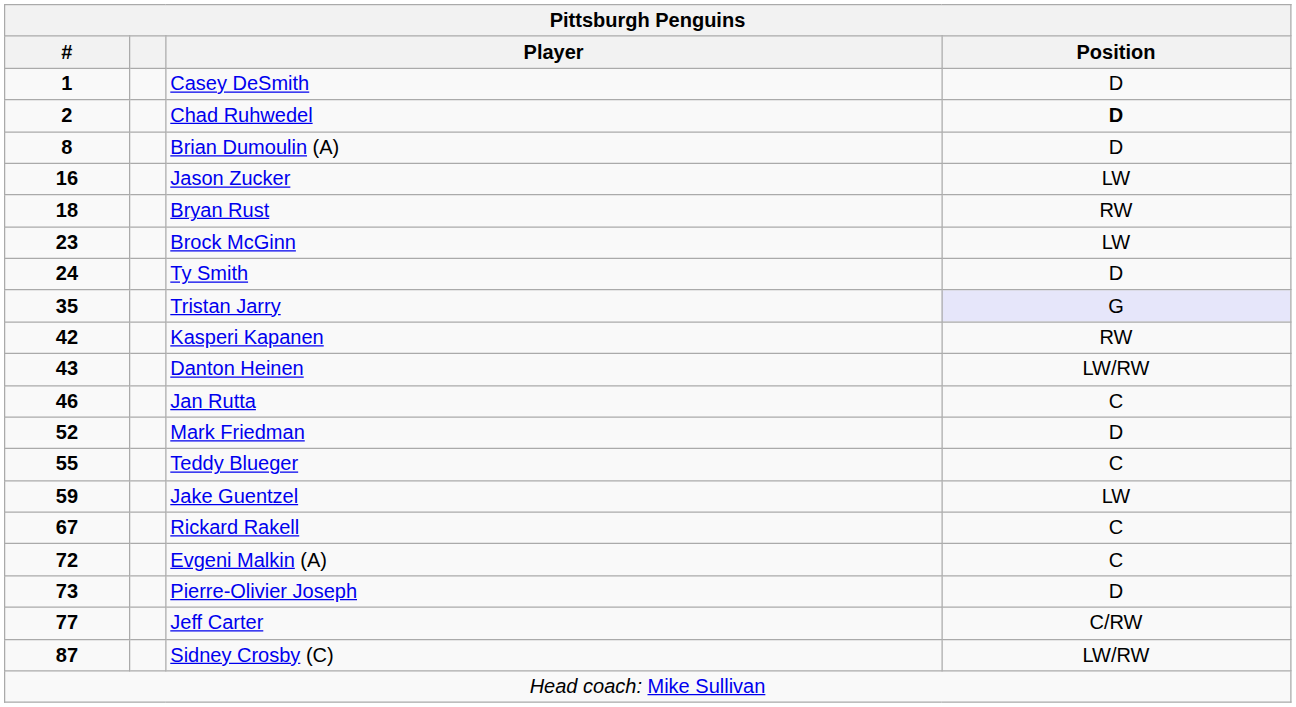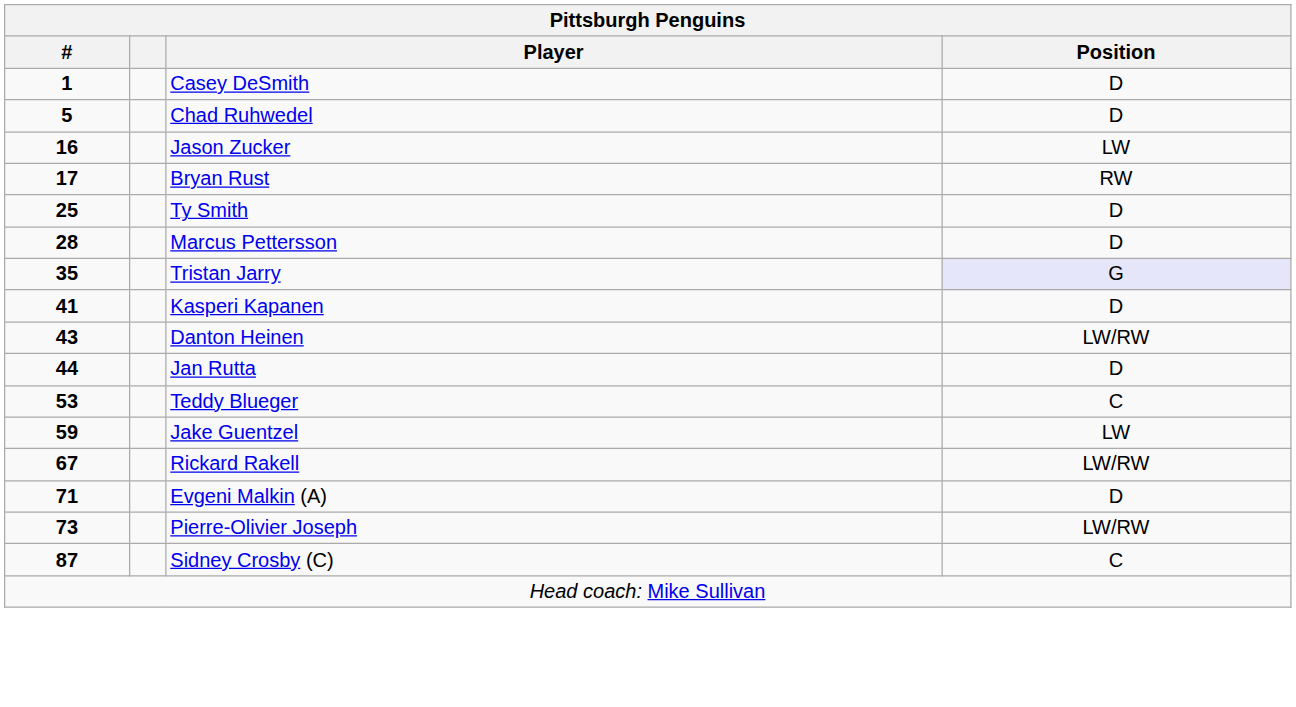(67, 115) 2 -> (67, 115) 5
(1116, 115) bold -> (1116, 115) normal
- row: (255, 147)
(67, 210) 18 -> (67, 178) 17
- row: (233, 242)
(67, 274) 24 -> (67, 210) 25
+ row: (254, 242)
(67, 337) 42 -> (67, 305) 41
(1116, 337) RW -> (1116, 305) D
(67, 400) 46 -> (67, 369) 44
(1116, 400) C -> (1116, 369) D
- row: (238, 432)
(67, 464) 55 -> (67, 400) 53
(1116, 527) C -> (1116, 464) LW/RW
(67, 559) 72 -> (67, 496) 71
(1116, 559) C -> (1116, 496) D
(1116, 591) D -> (1116, 527) LW/RW
- row: (217, 623)
(1116, 654) LW/RW -> (1116, 559) C
